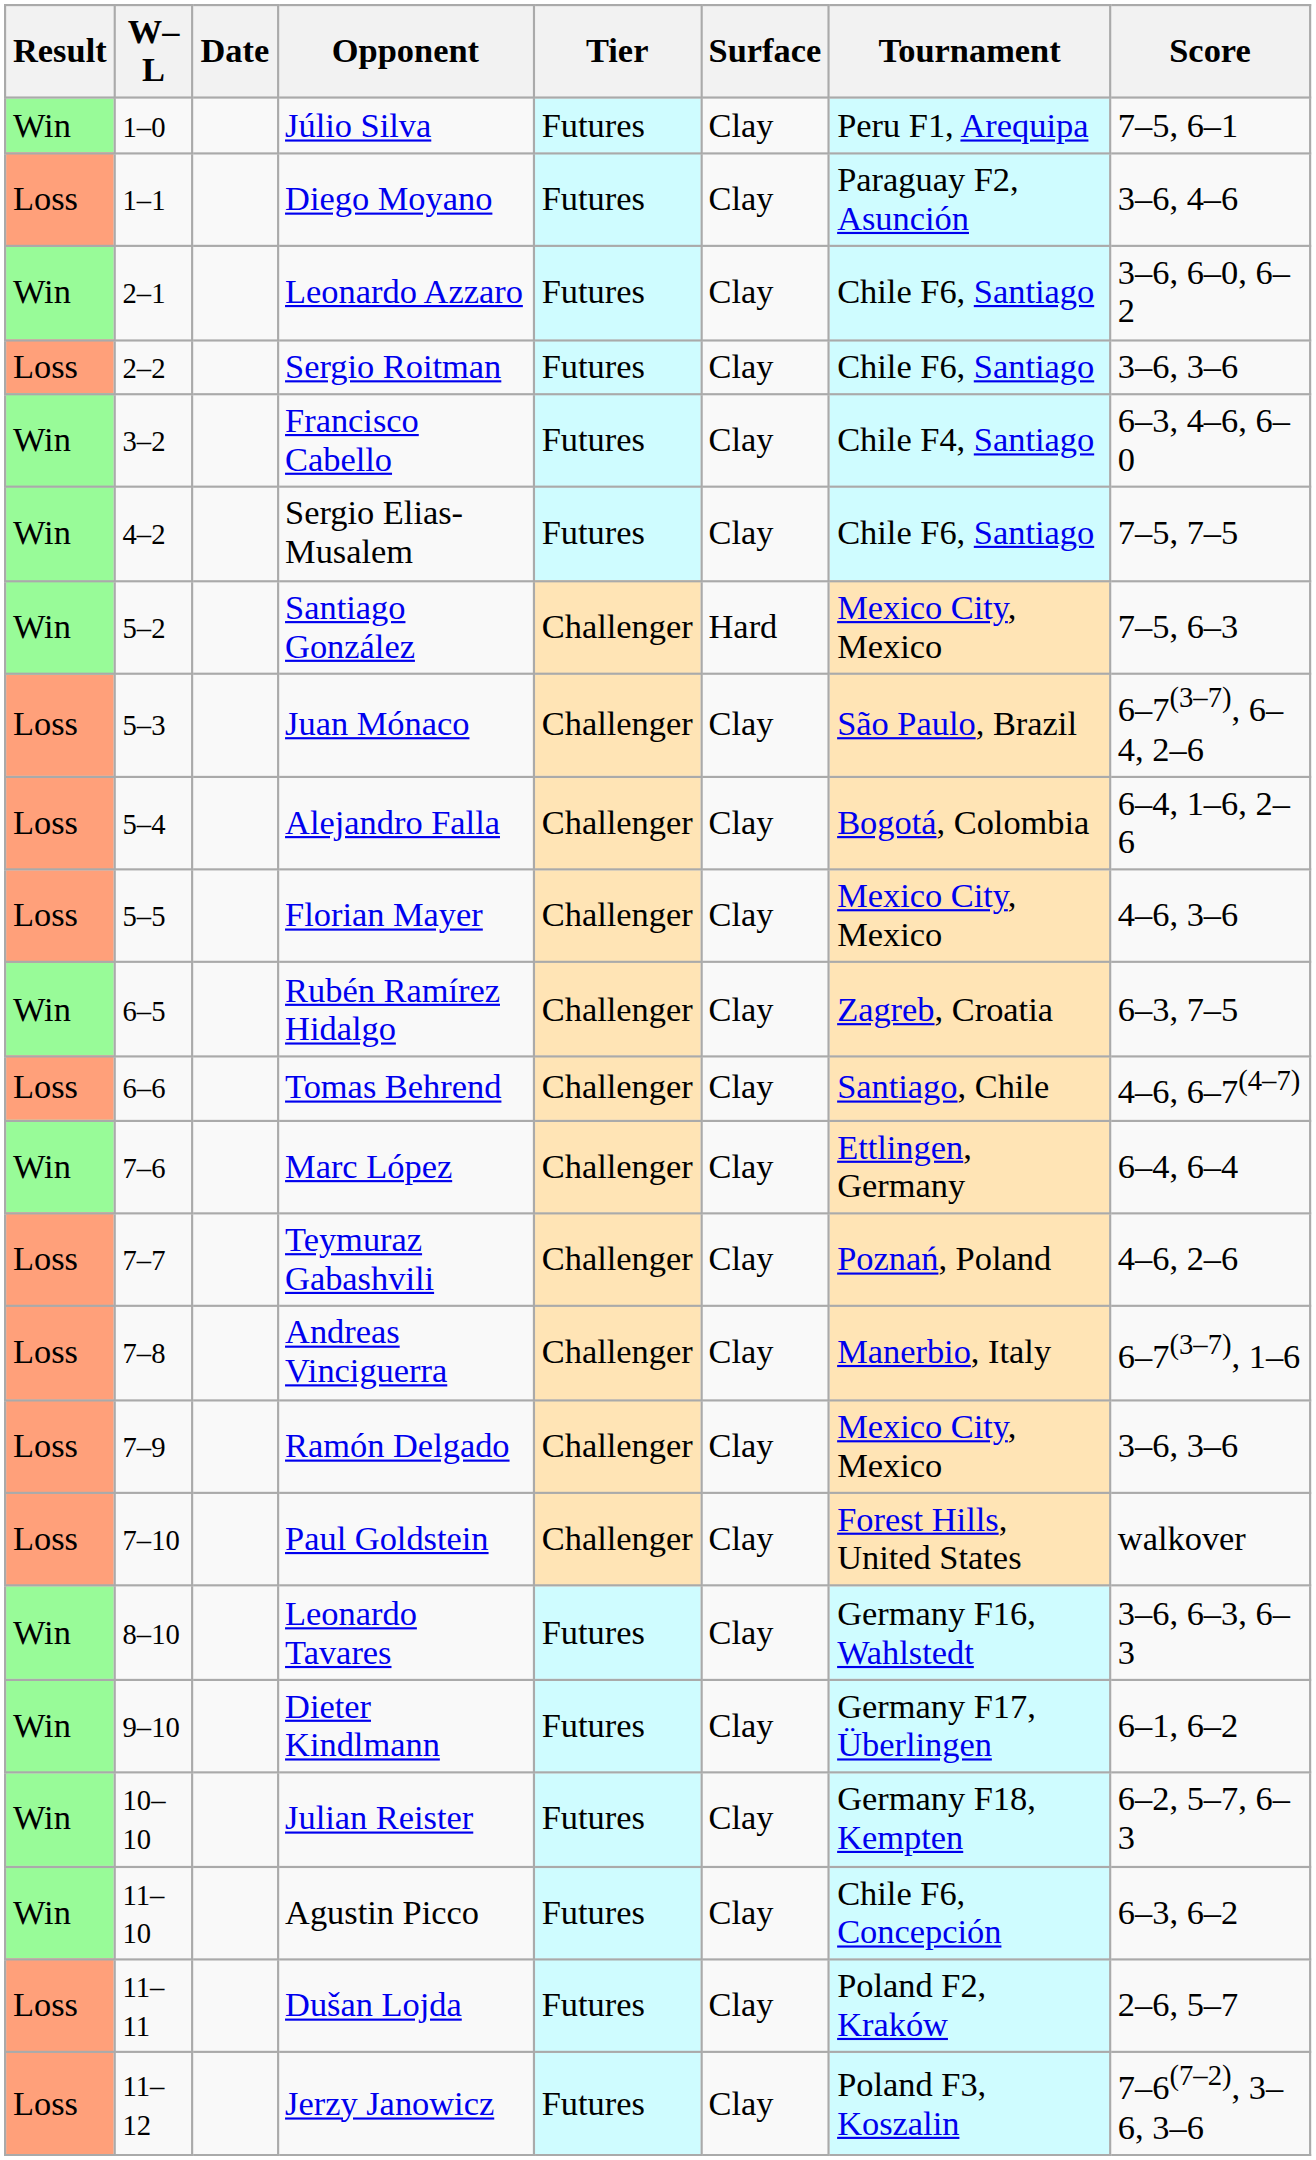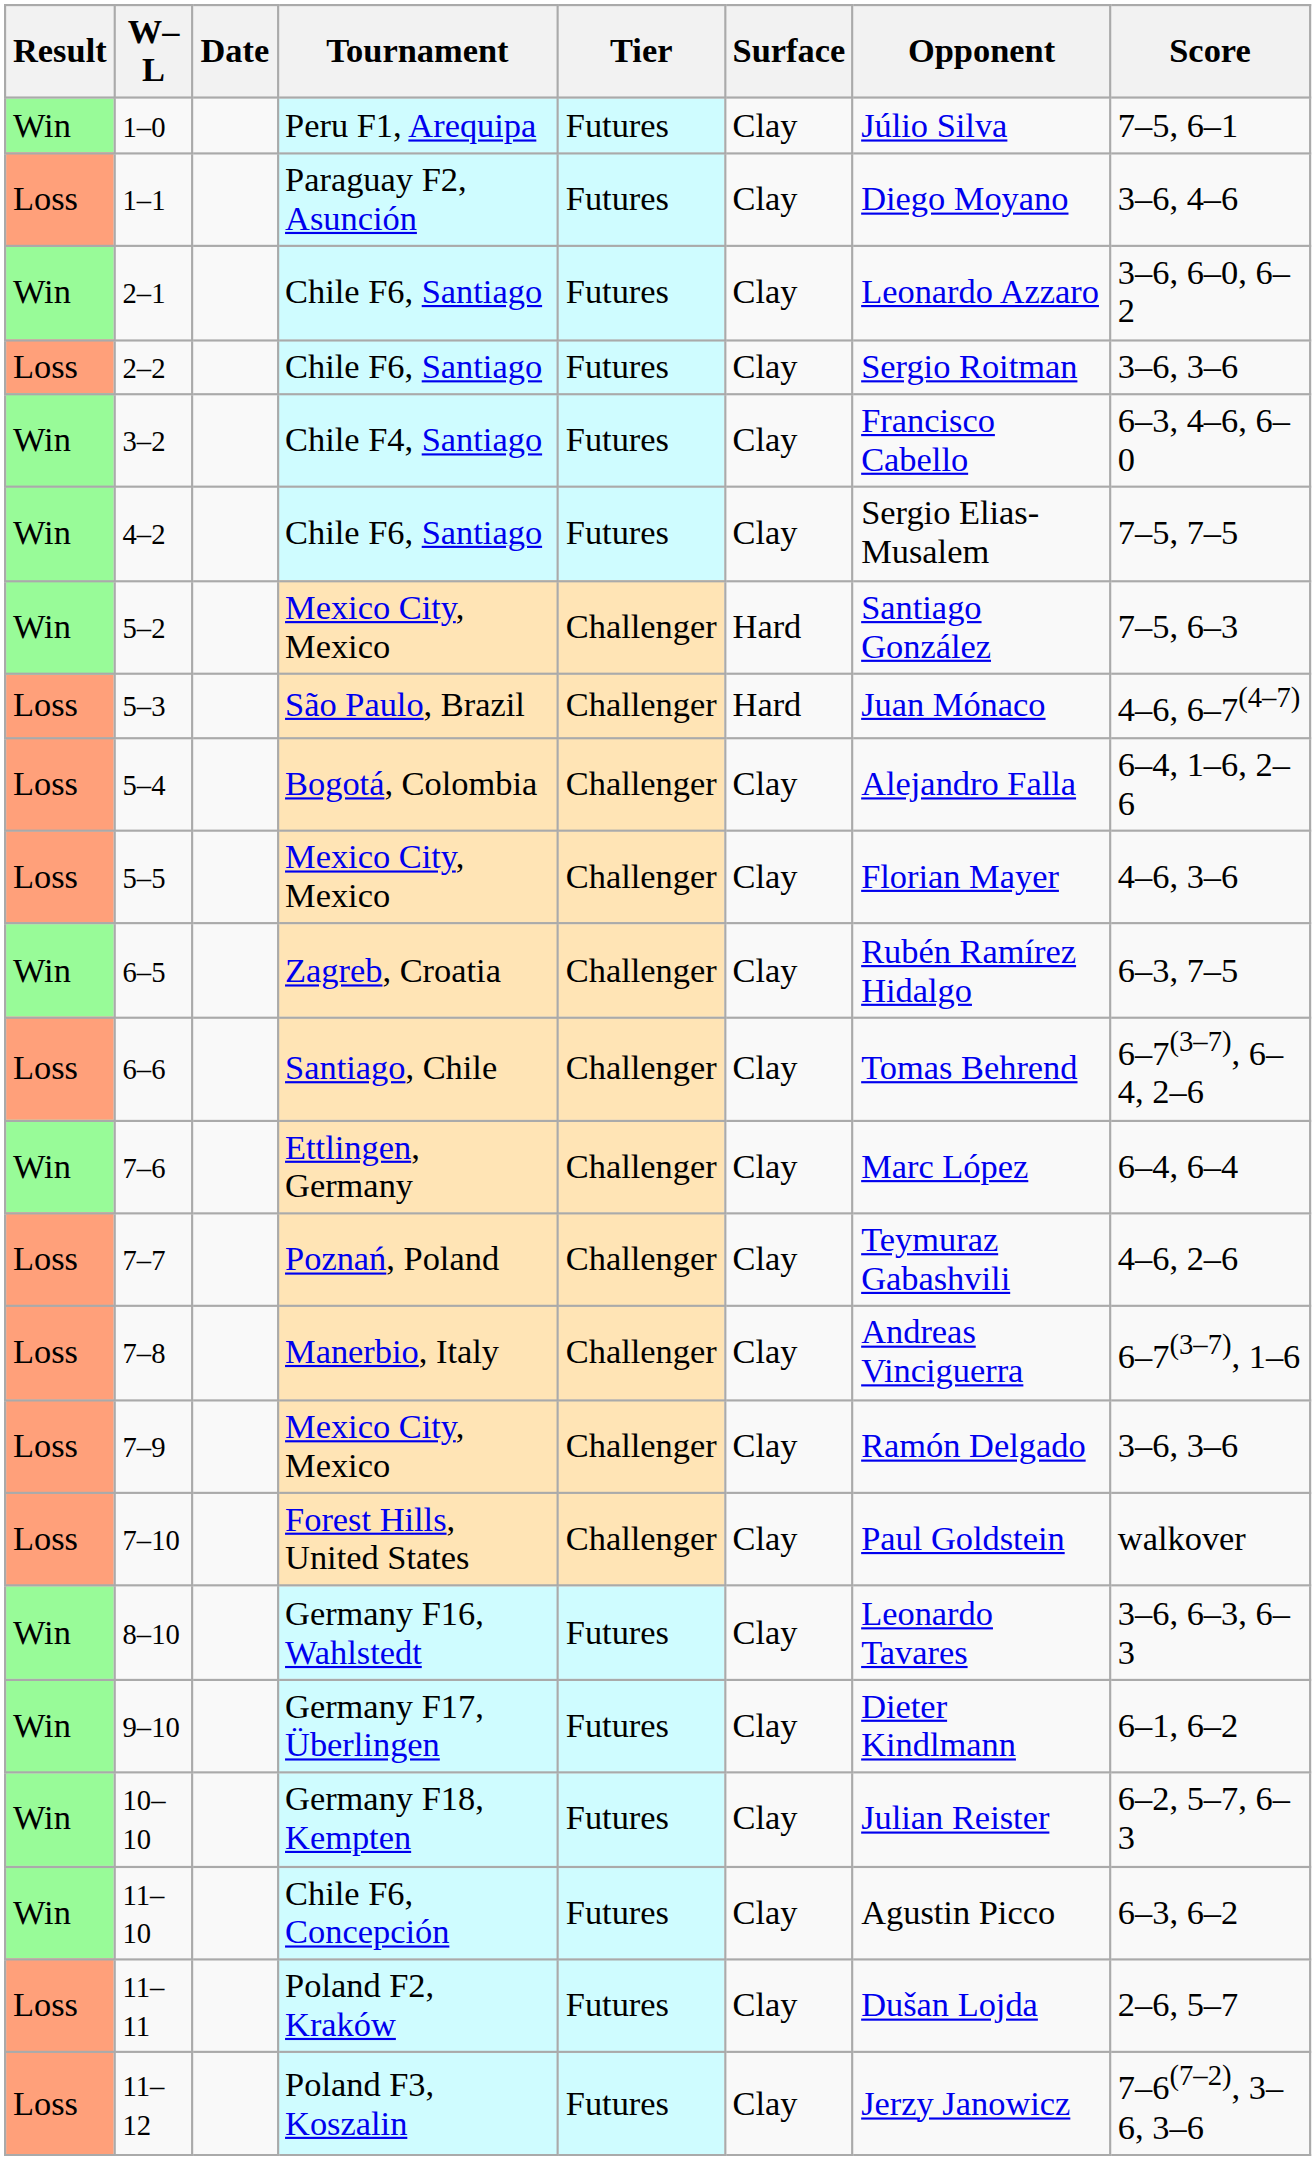columns swapped: (970, 51) <-> (405, 51)
(741, 724) Clay -> (767, 705) Hard
(1200, 724) 6–7(3–7), 6–4, 2–6 -> (1209, 705) 4–6, 6–7(4–7)
(1209, 1087) 4–6, 6–7(4–7) -> (1200, 1068) 6–7(3–7), 6–4, 2–6
